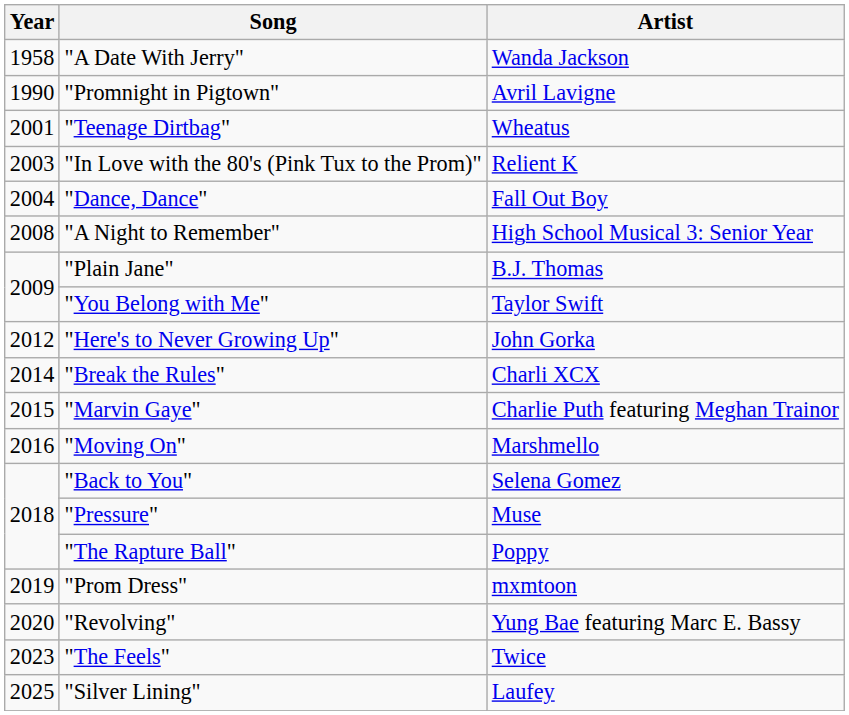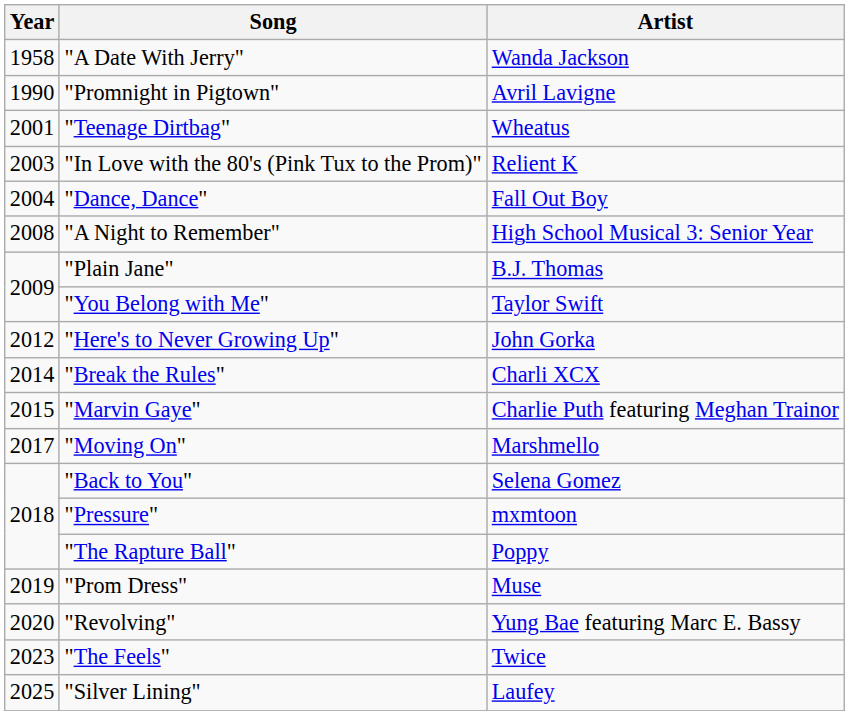(32, 445) 2016 -> (32, 445) 2017
(516, 515) Muse -> (534, 515) mxmtoon
(534, 586) mxmtoon -> (516, 586) Muse
